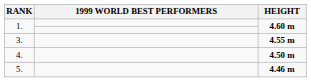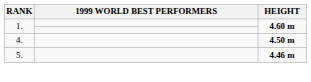- row: (19, 41)
